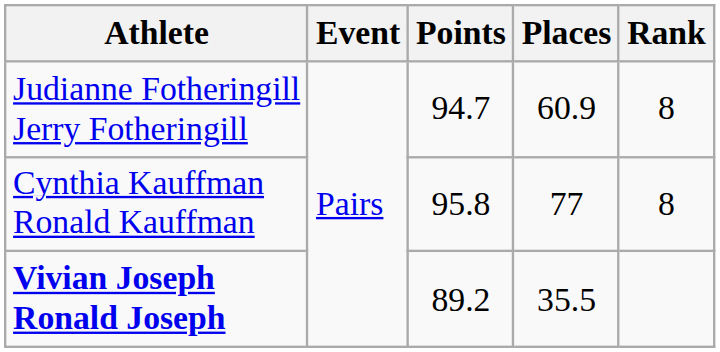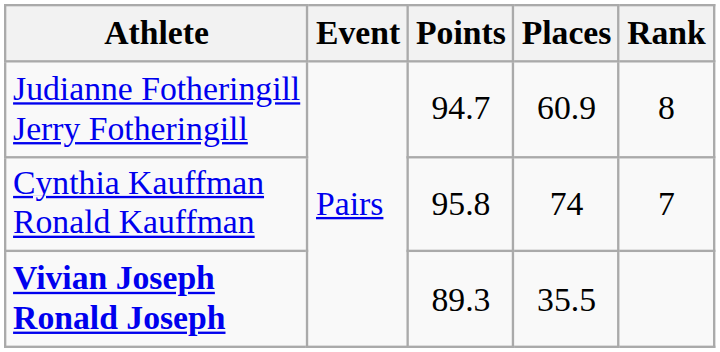(567, 203) 77 -> (567, 203) 74
(667, 203) 8 -> (667, 203) 7
(461, 298) 89.2 -> (461, 298) 89.3
